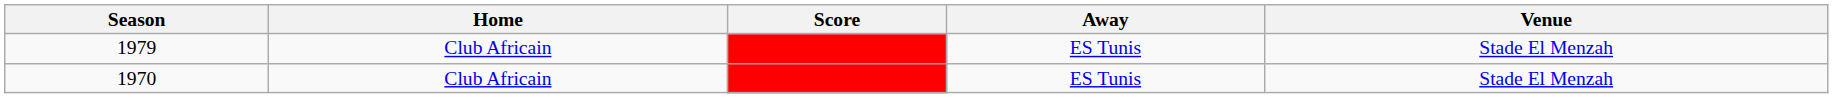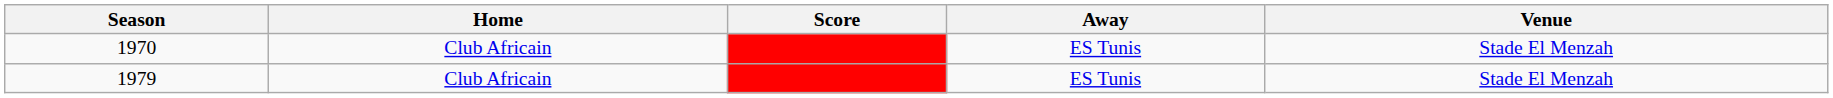rows swapped: (137, 77) <-> (137, 48)
